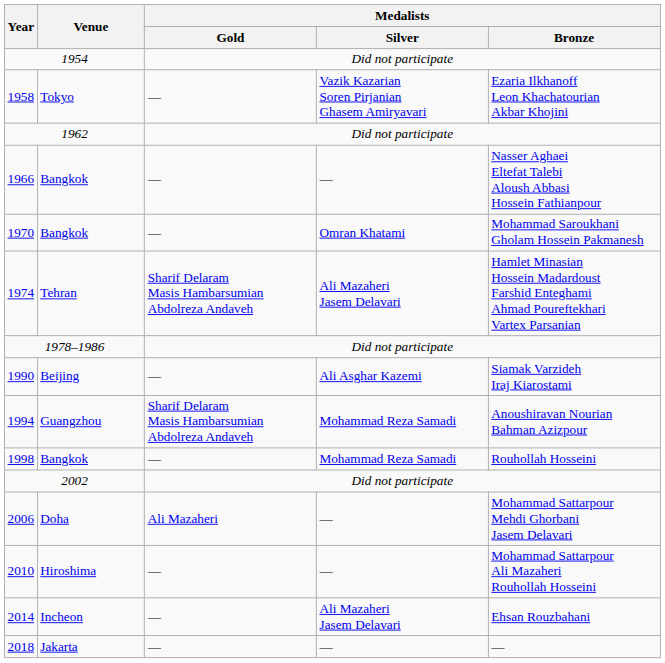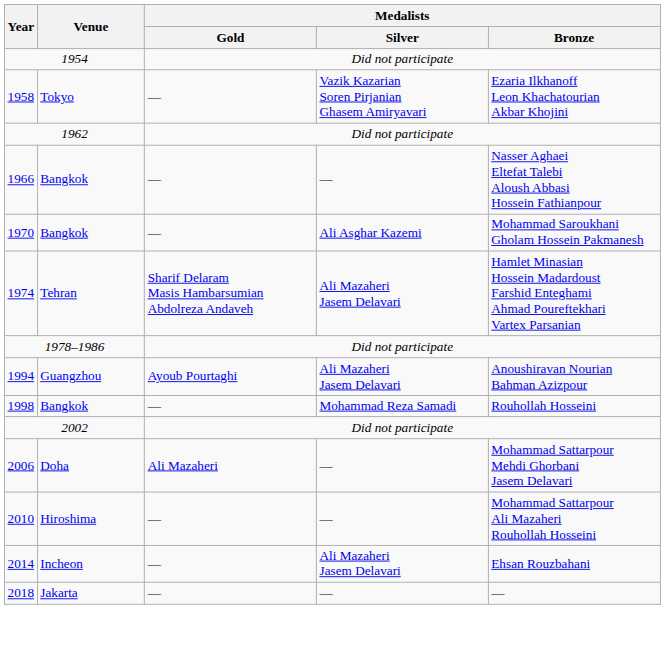(362, 232) Omran Khatami -> (371, 232) Ali Asghar Kazemi
- row: (21, 376)
(206, 421) Sharif Delaram Masis Hambarsumian Abdolreza Andaveh -> (192, 376) Ayoub Pourtaghi
(388, 421) Mohammad Reza Samadi -> (360, 376) Ali Mazaheri Jasem Delavari
